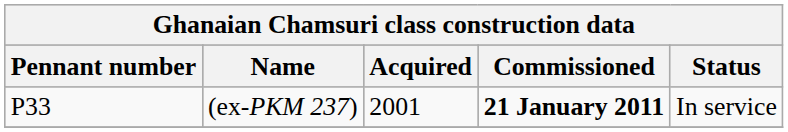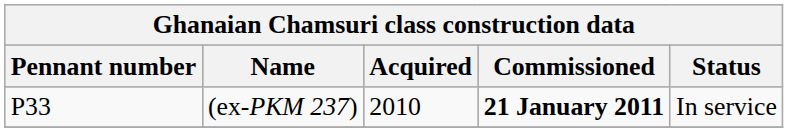(395, 106) 2001 -> (395, 106) 2010
